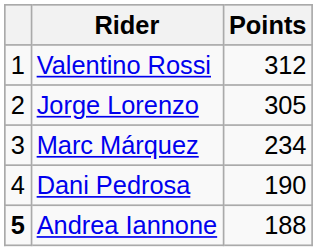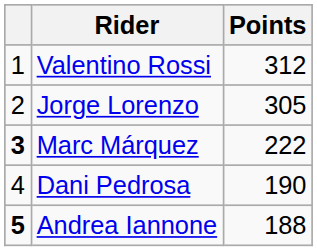(18, 146) normal -> (18, 146) bold
(285, 146) 234 -> (285, 146) 222
